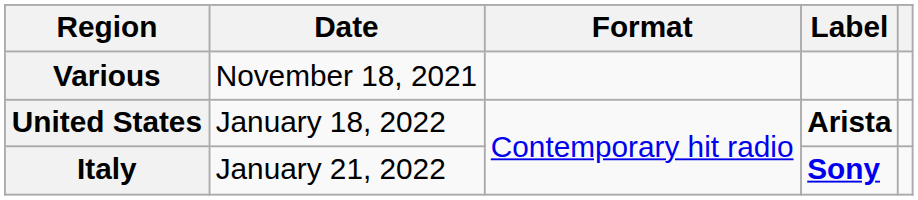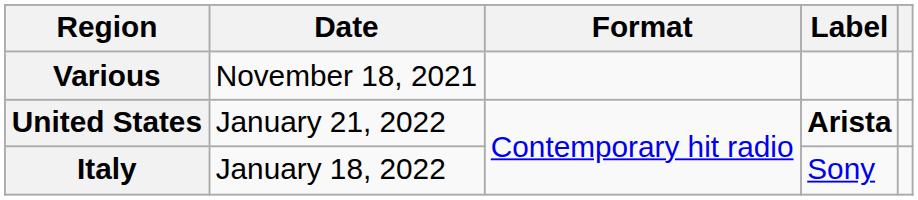(331, 122) January 18, 2022 -> (331, 122) January 21, 2022
(331, 169) January 21, 2022 -> (331, 169) January 18, 2022
(844, 169) bold -> (841, 169) normal
